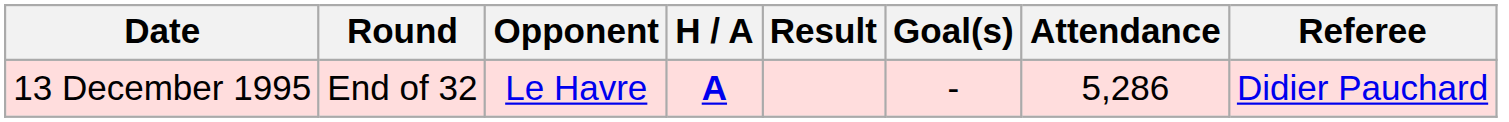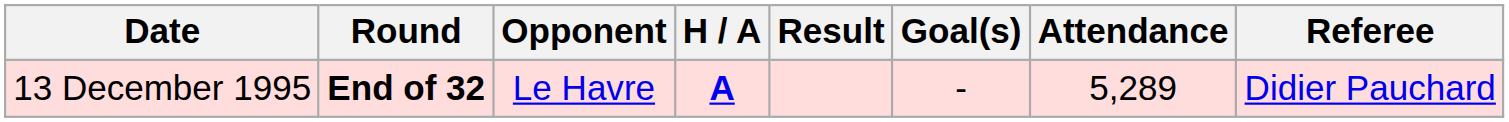(402, 87) normal -> (406, 87) bold
(1125, 87) 5,286 -> (1133, 87) 5,289
